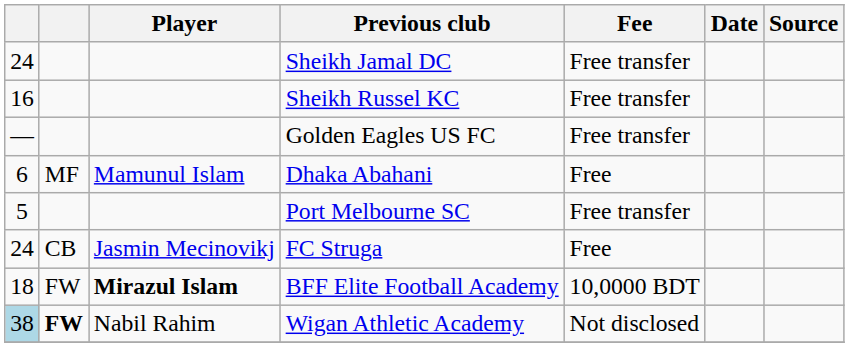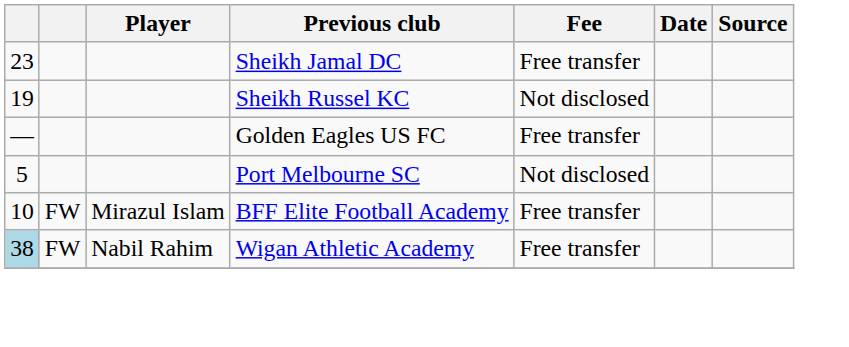(22, 60) 24 -> (22, 60) 23
(22, 98) 16 -> (22, 98) 19
(630, 98) Free transfer -> (584, 98) Not disclosed
- row: (359, 173)
(630, 211) Free transfer -> (584, 173) Not disclosed
- row: (334, 248)
(22, 286) 18 -> (22, 211) 10
(166, 286) bold -> (158, 211) normal
(635, 286) 10,0000 BDT -> (580, 211) Free transfer
(64, 323) bold -> (63, 248) normal
(634, 323) Not disclosed -> (580, 248) Free transfer
